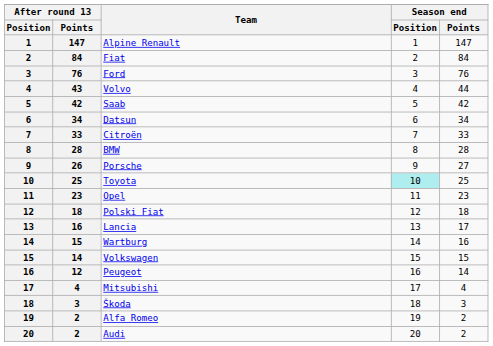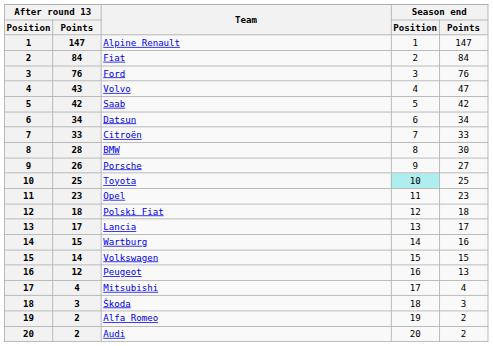(463, 88) 44 -> (463, 88) 47
(463, 150) 28 -> (463, 150) 30
(77, 226) 16 -> (77, 226) 17
(463, 272) 14 -> (463, 272) 13
